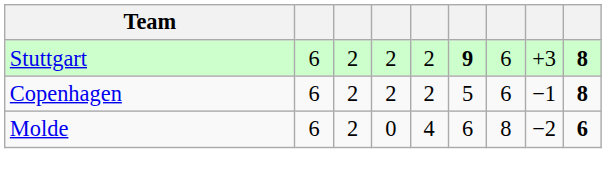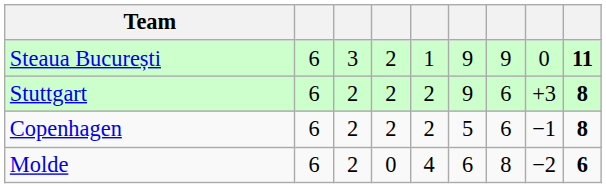+ row: (85, 57)
(467, 57) bold -> (467, 93) normal
